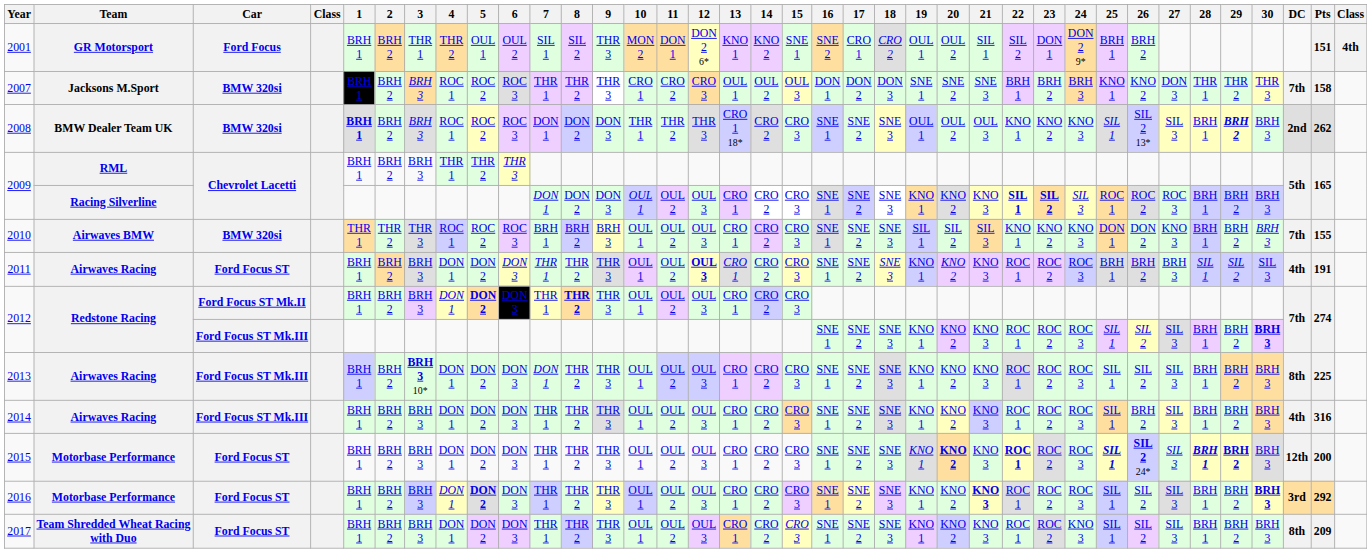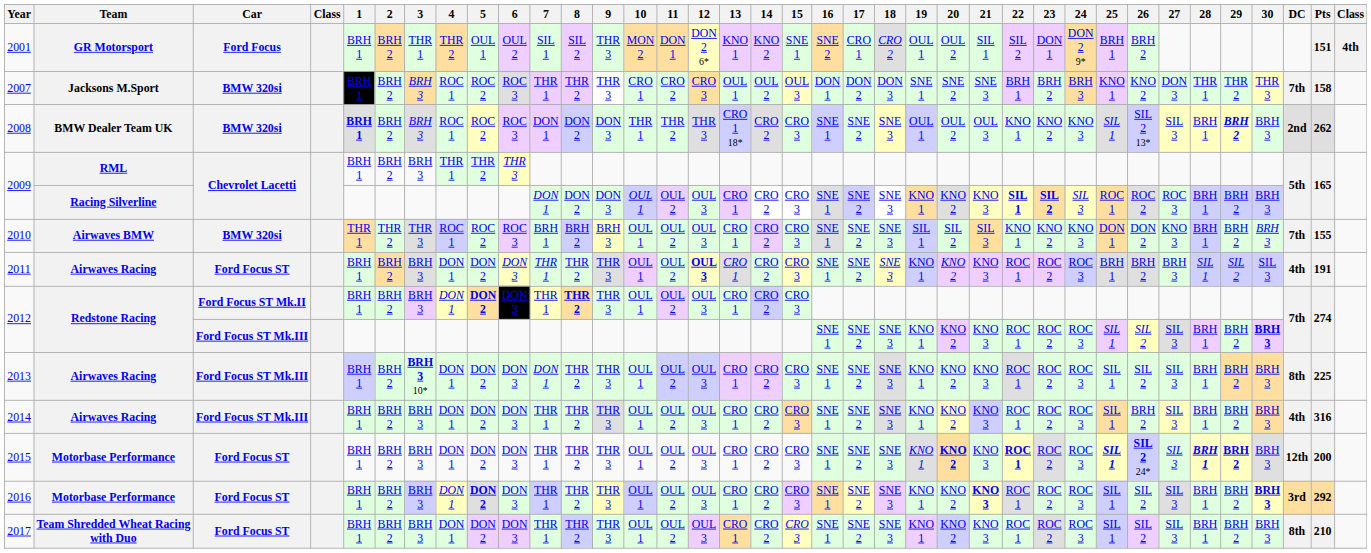(1081, 530) KNO 3 -> (1081, 530) ROC 3
(1323, 530) 209 -> (1323, 530) 210
